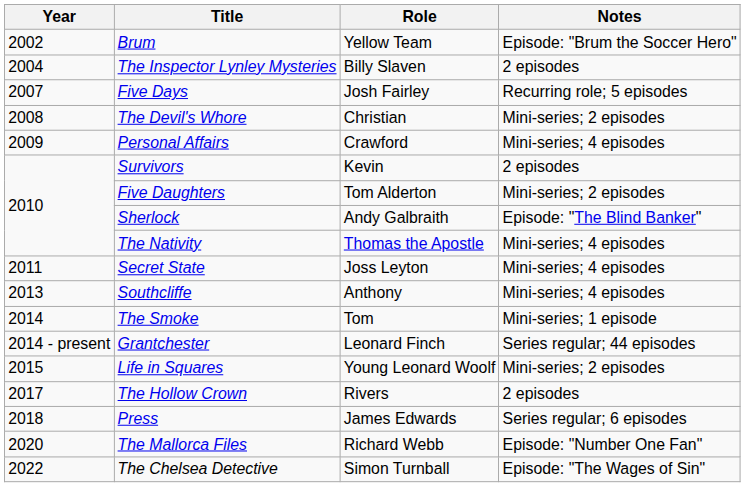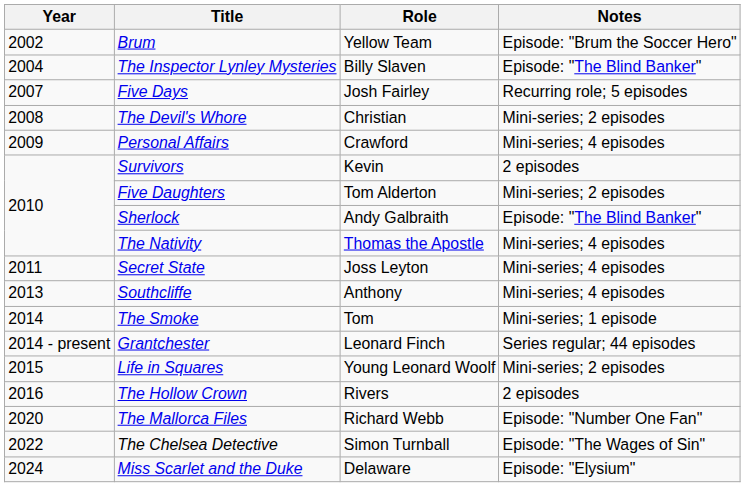(541, 67) 2 episodes -> (602, 67) Episode: "The Blind Banker"
(26, 393) 2017 -> (26, 393) 2016
- row: (138, 419)
+ row: (210, 469)
